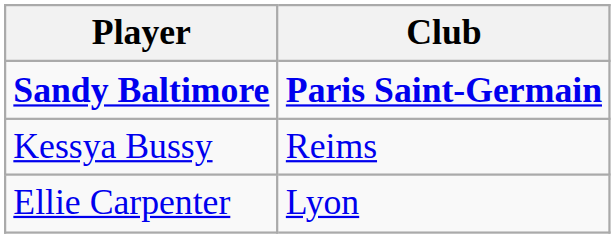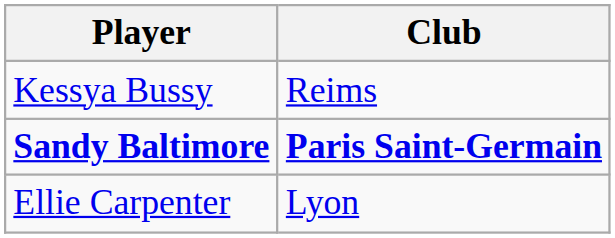rows swapped: (141, 89) <-> (113, 145)
